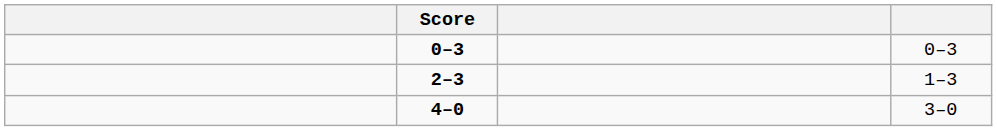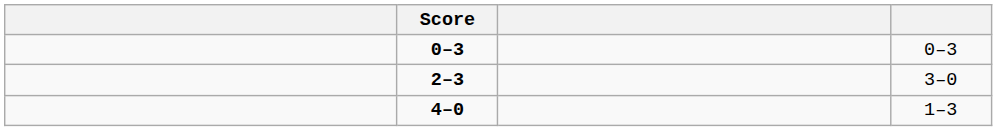(941, 80) 1–3 -> (941, 80) 3–0
(941, 110) 3–0 -> (941, 110) 1–3
